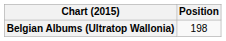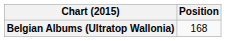(199, 28) 198 -> (199, 28) 168
